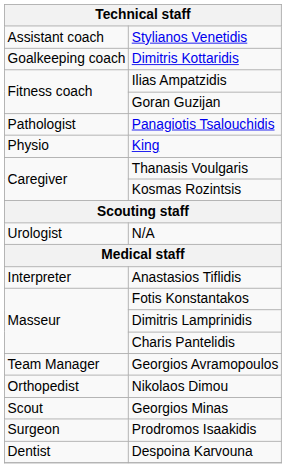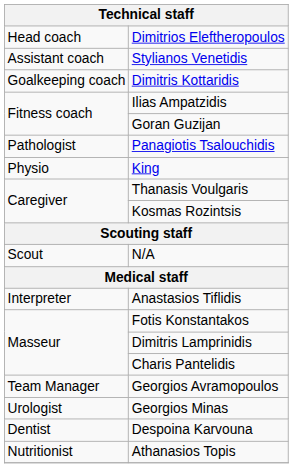+ row: (208, 37)
(35, 233) Urologist -> (25, 255) Scout
- row: (180, 386)
(25, 408) Scout -> (35, 408) Urologist
- row: (194, 430)
+ row: (184, 451)
